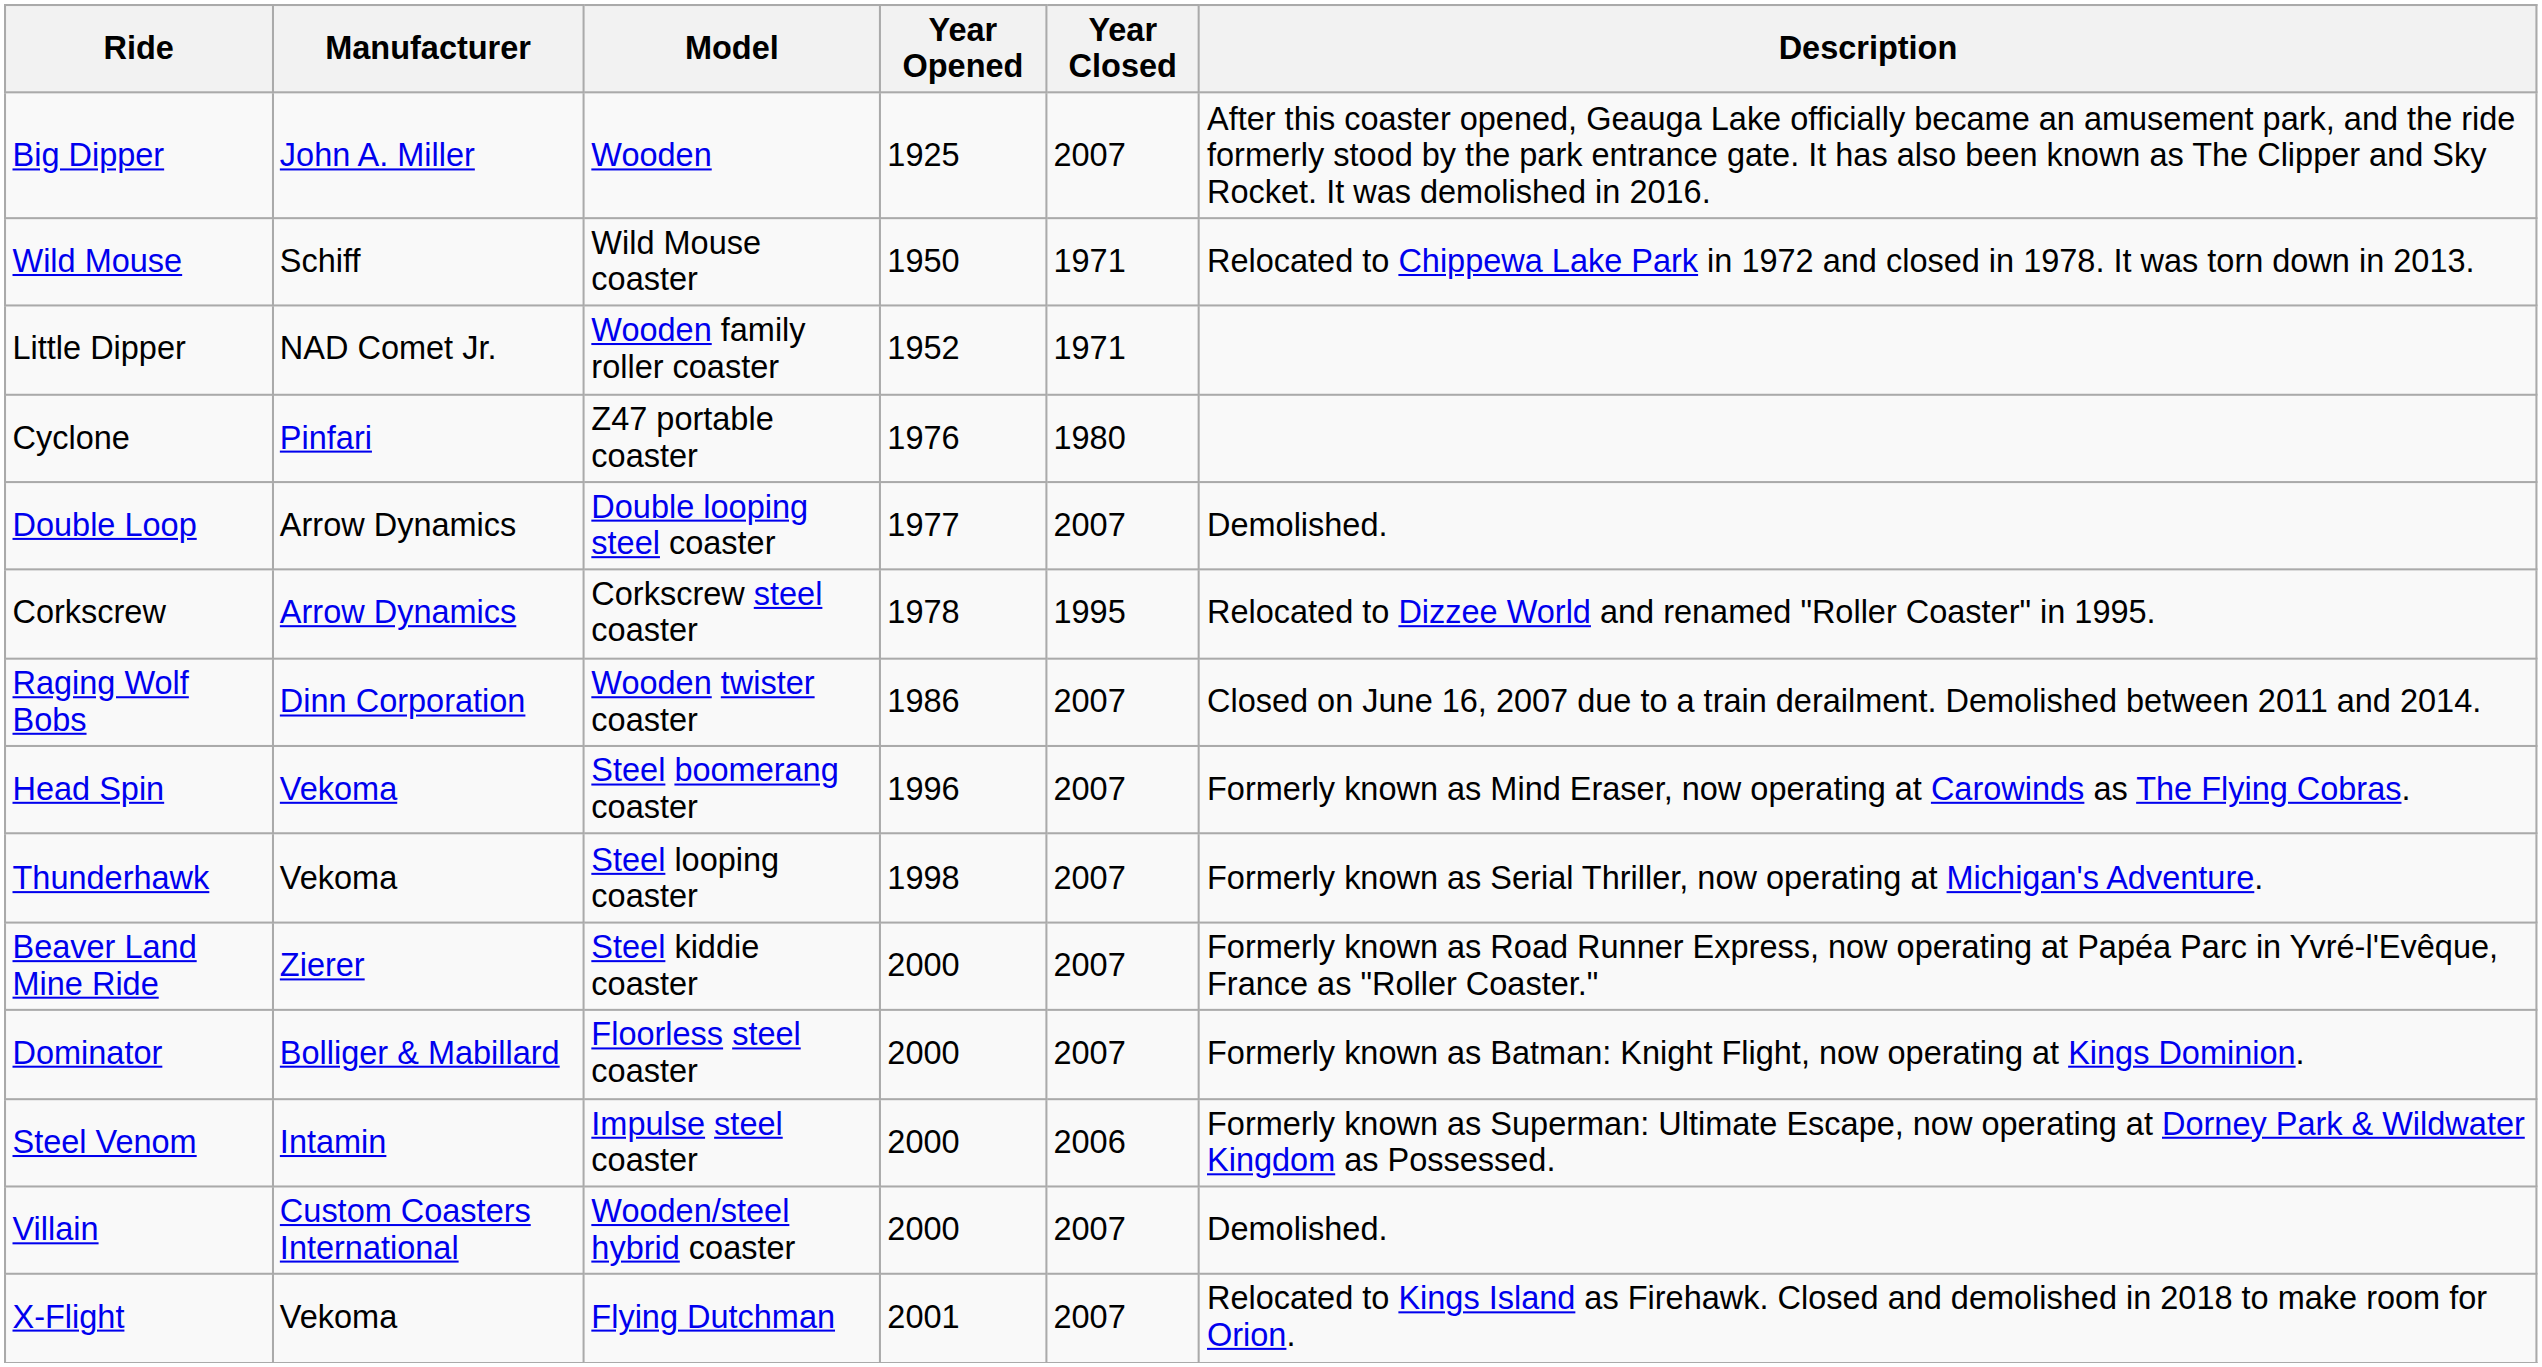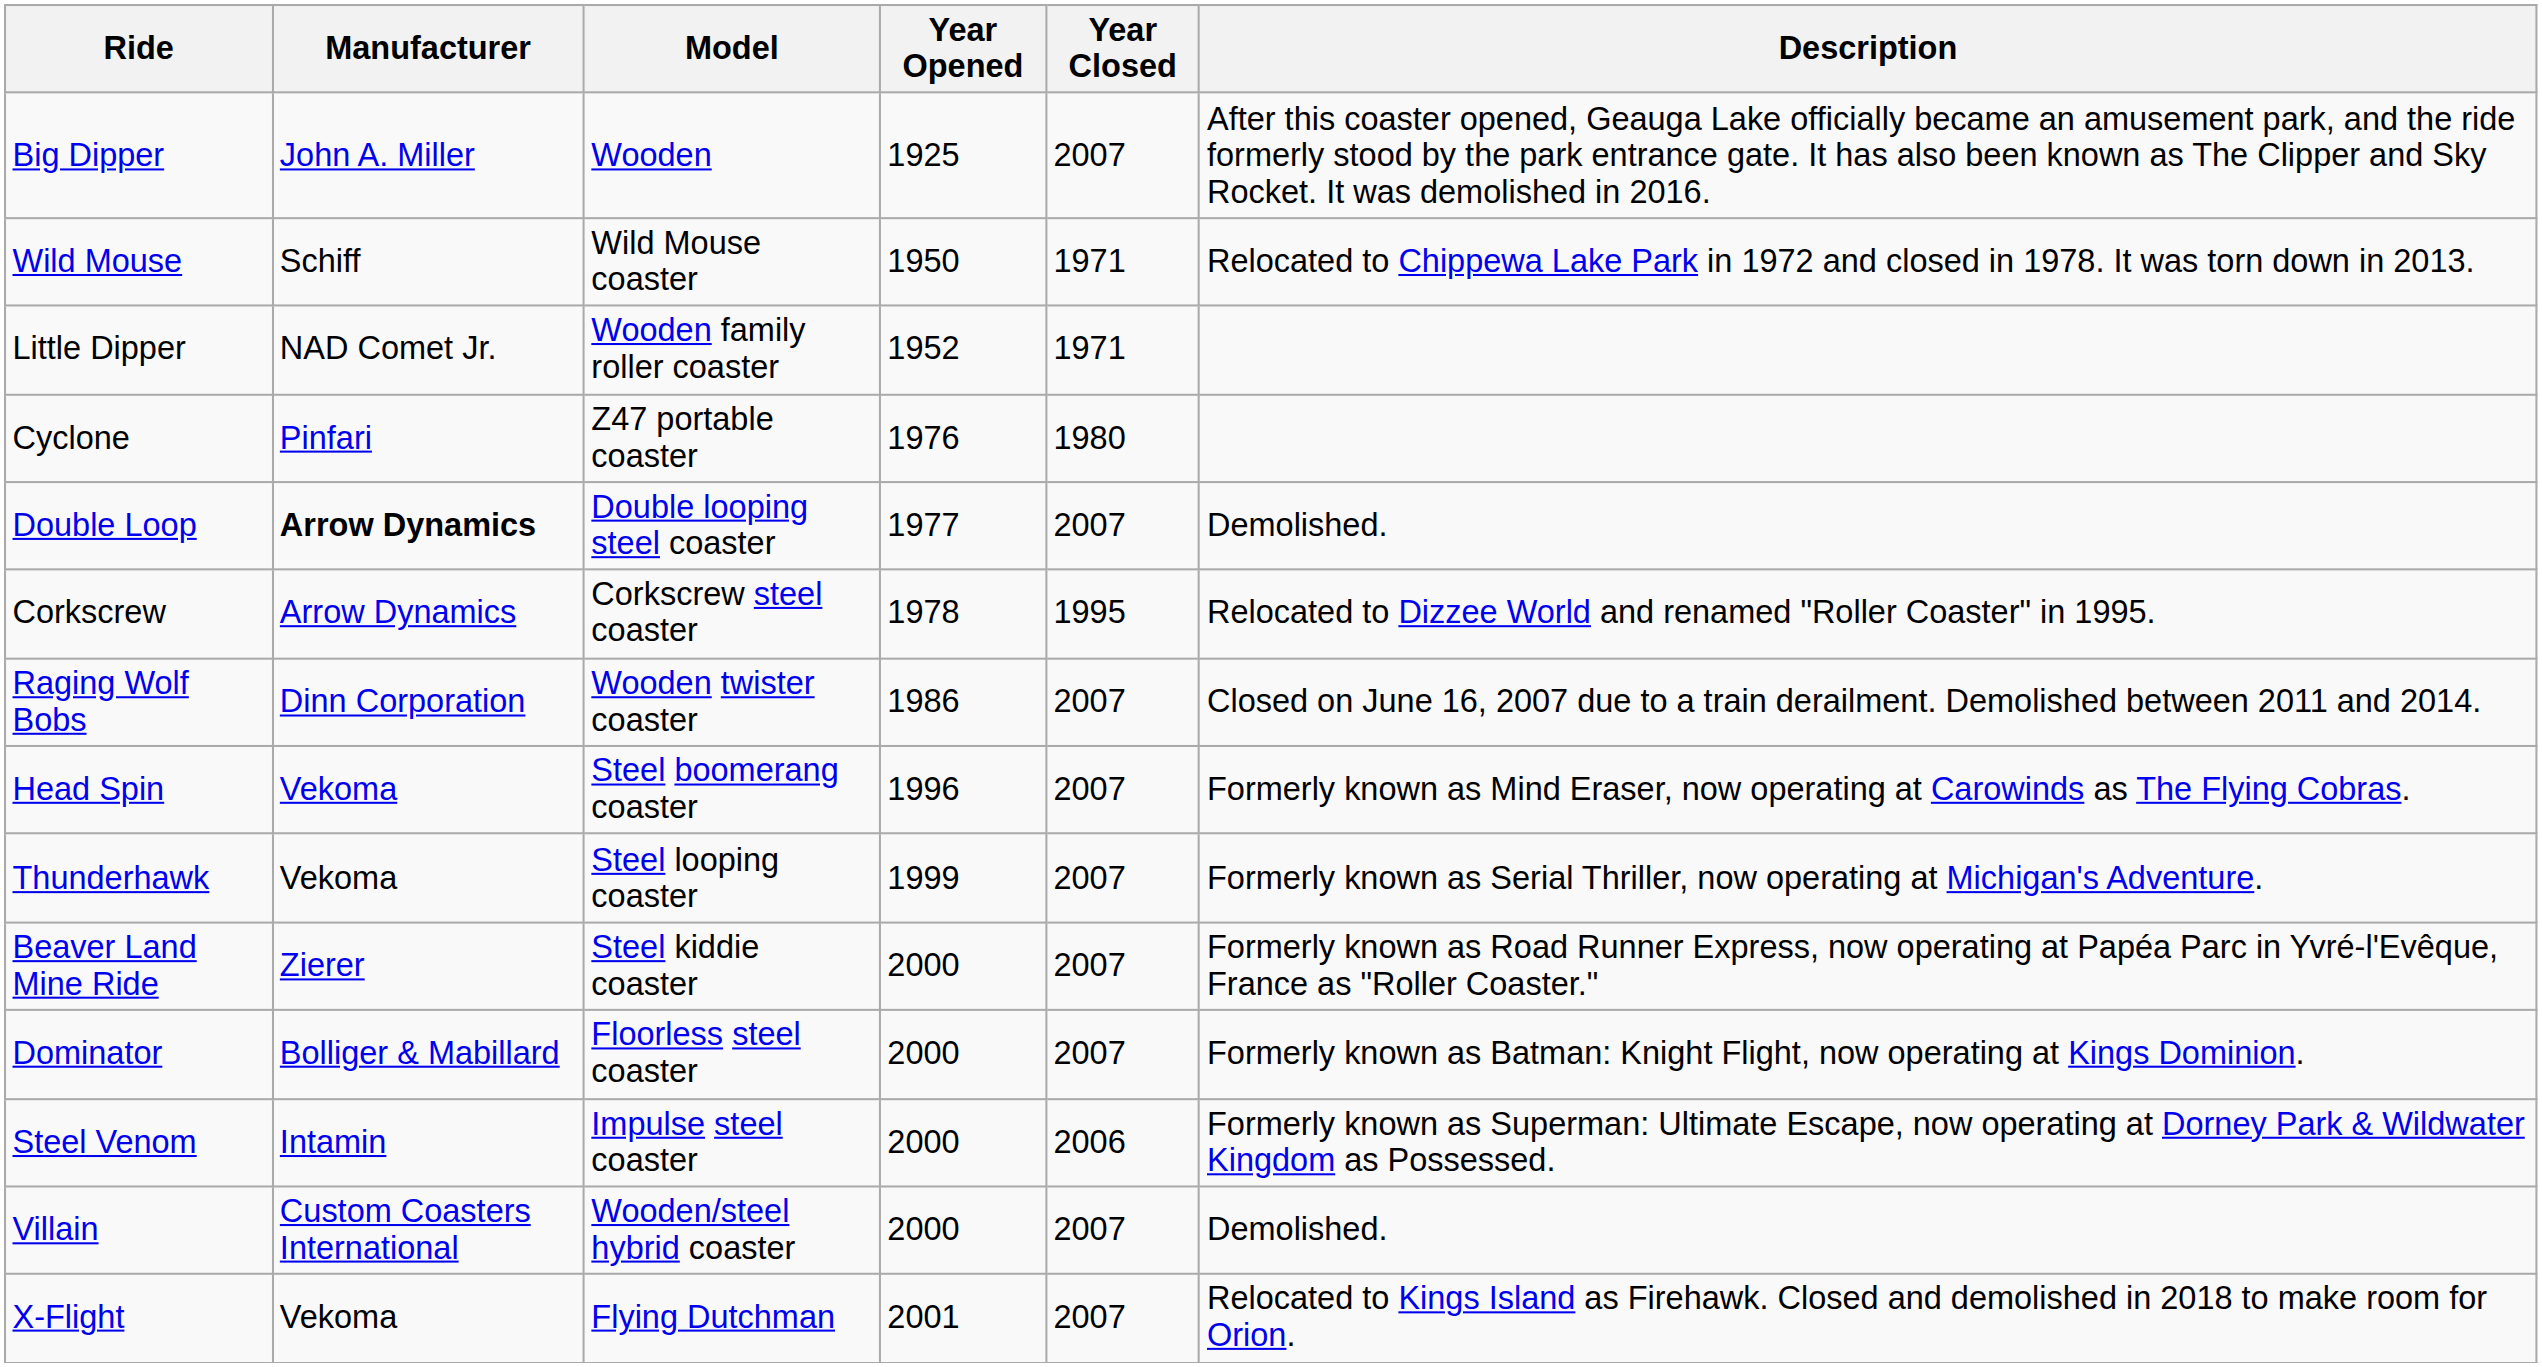(398, 525) normal -> (408, 525) bold
(923, 877) 1998 -> (923, 877) 1999
